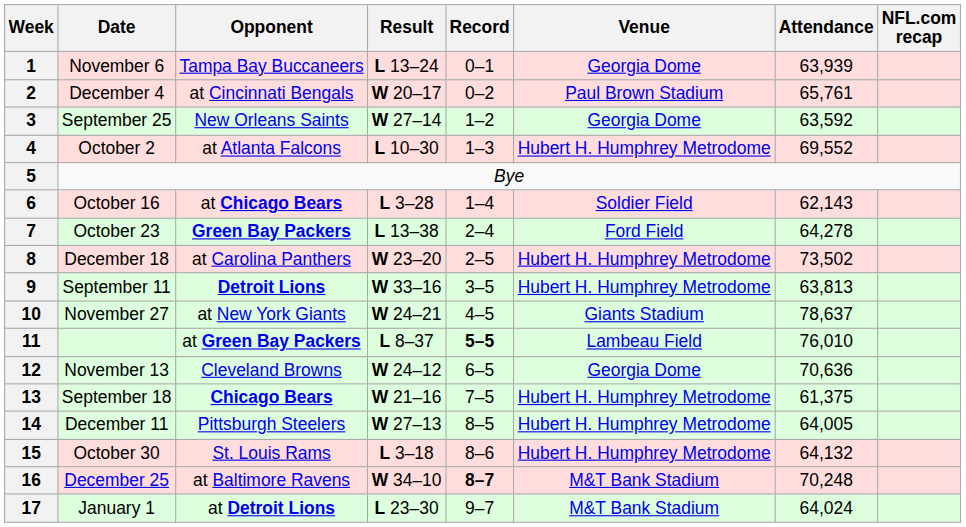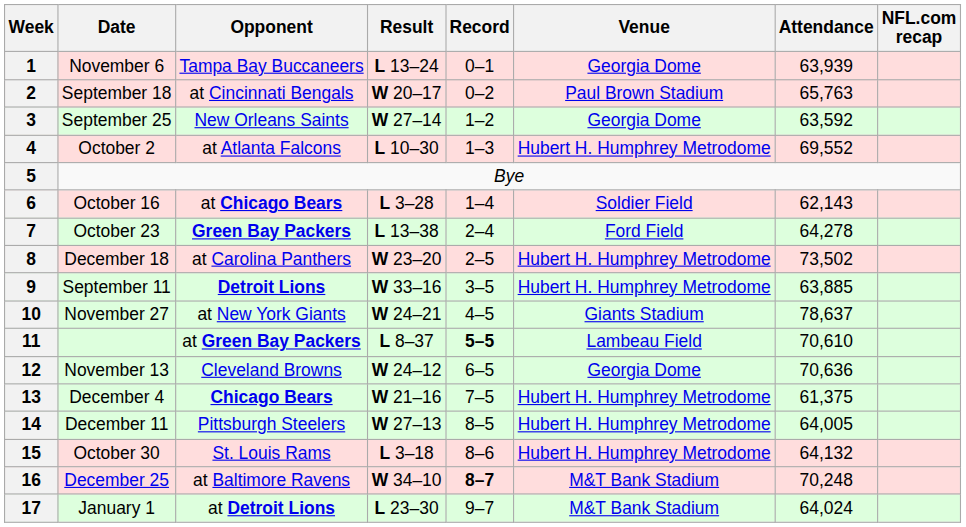(117, 93) December 4 -> (117, 93) September 18
(826, 93) 65,761 -> (826, 93) 65,763
(826, 286) 63,813 -> (826, 286) 63,885
(826, 342) 76,010 -> (826, 342) 70,610
(117, 397) September 18 -> (117, 397) December 4
